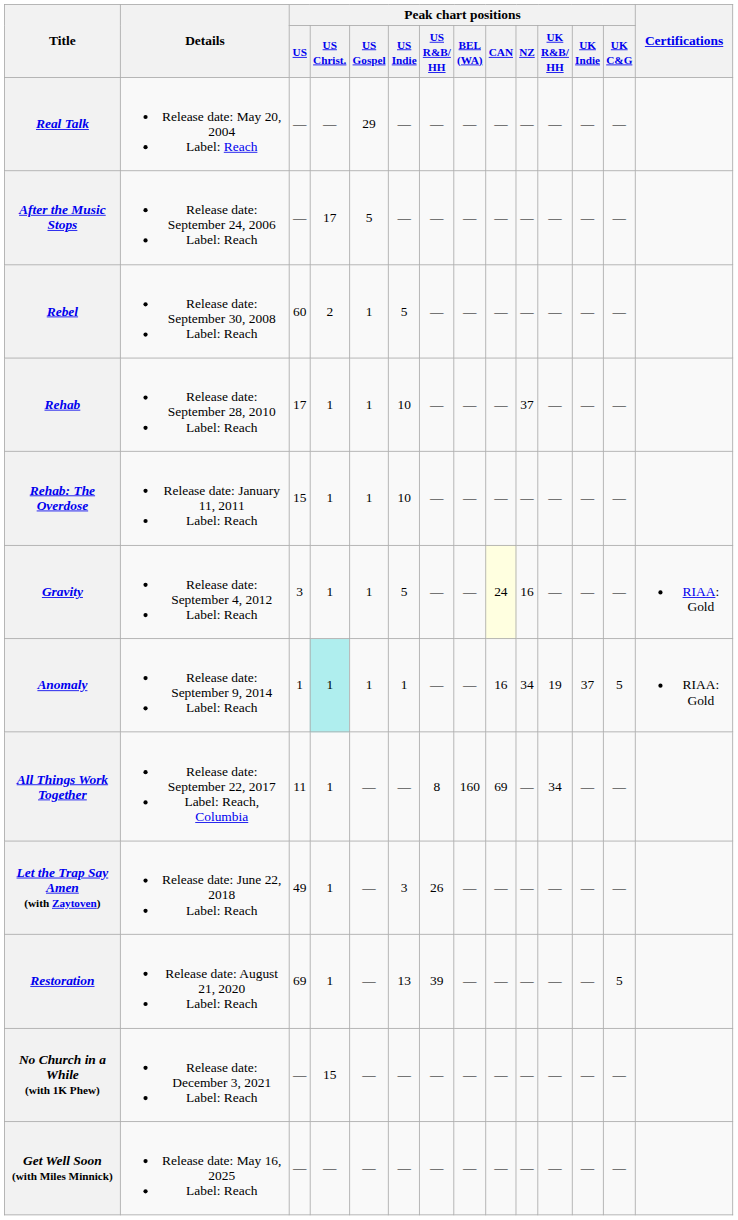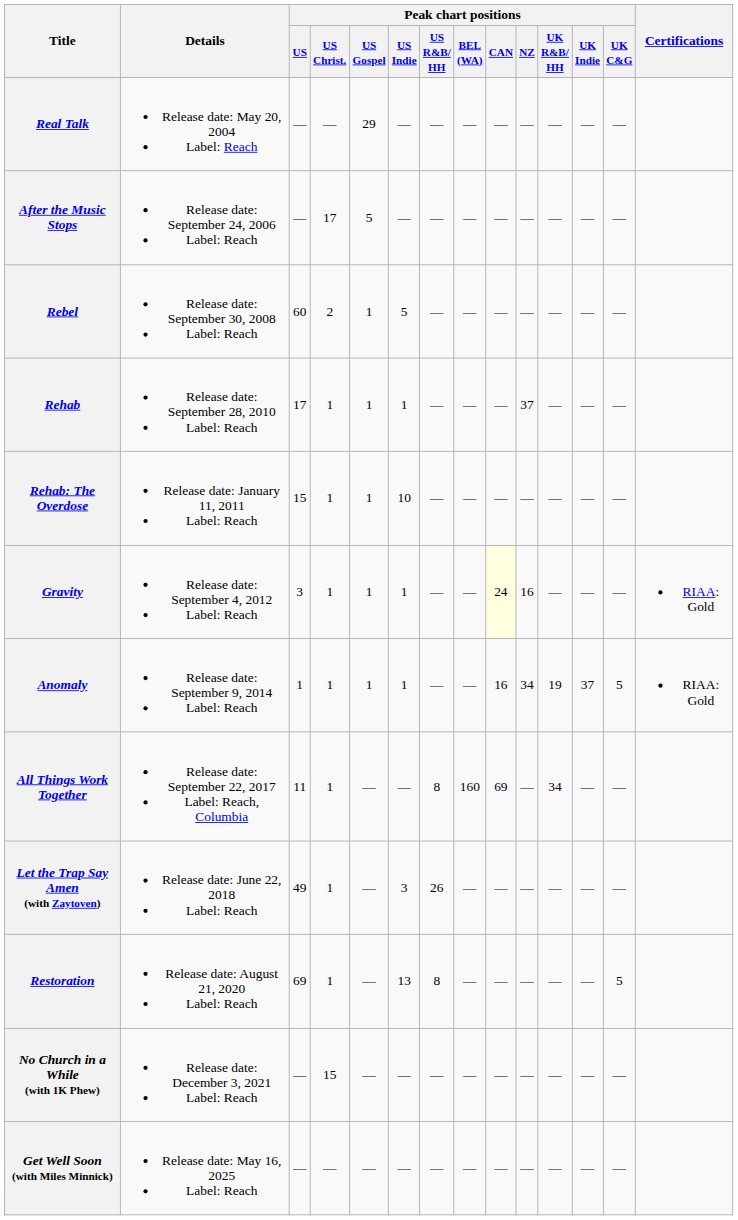(404, 404) 10 -> (404, 404) 1
(404, 591) 5 -> (404, 591) 1
(330, 685) paleturquoise background -> (330, 685) no background
(437, 981) 39 -> (437, 981) 8
